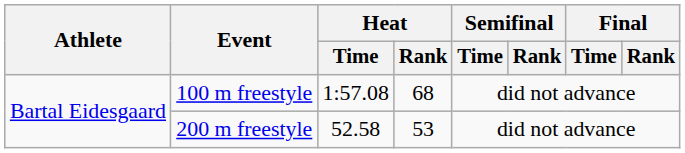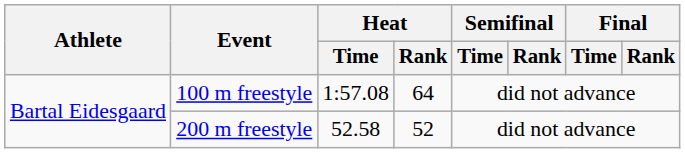(423, 93) 68 -> (423, 93) 64
(423, 129) 53 -> (423, 129) 52
